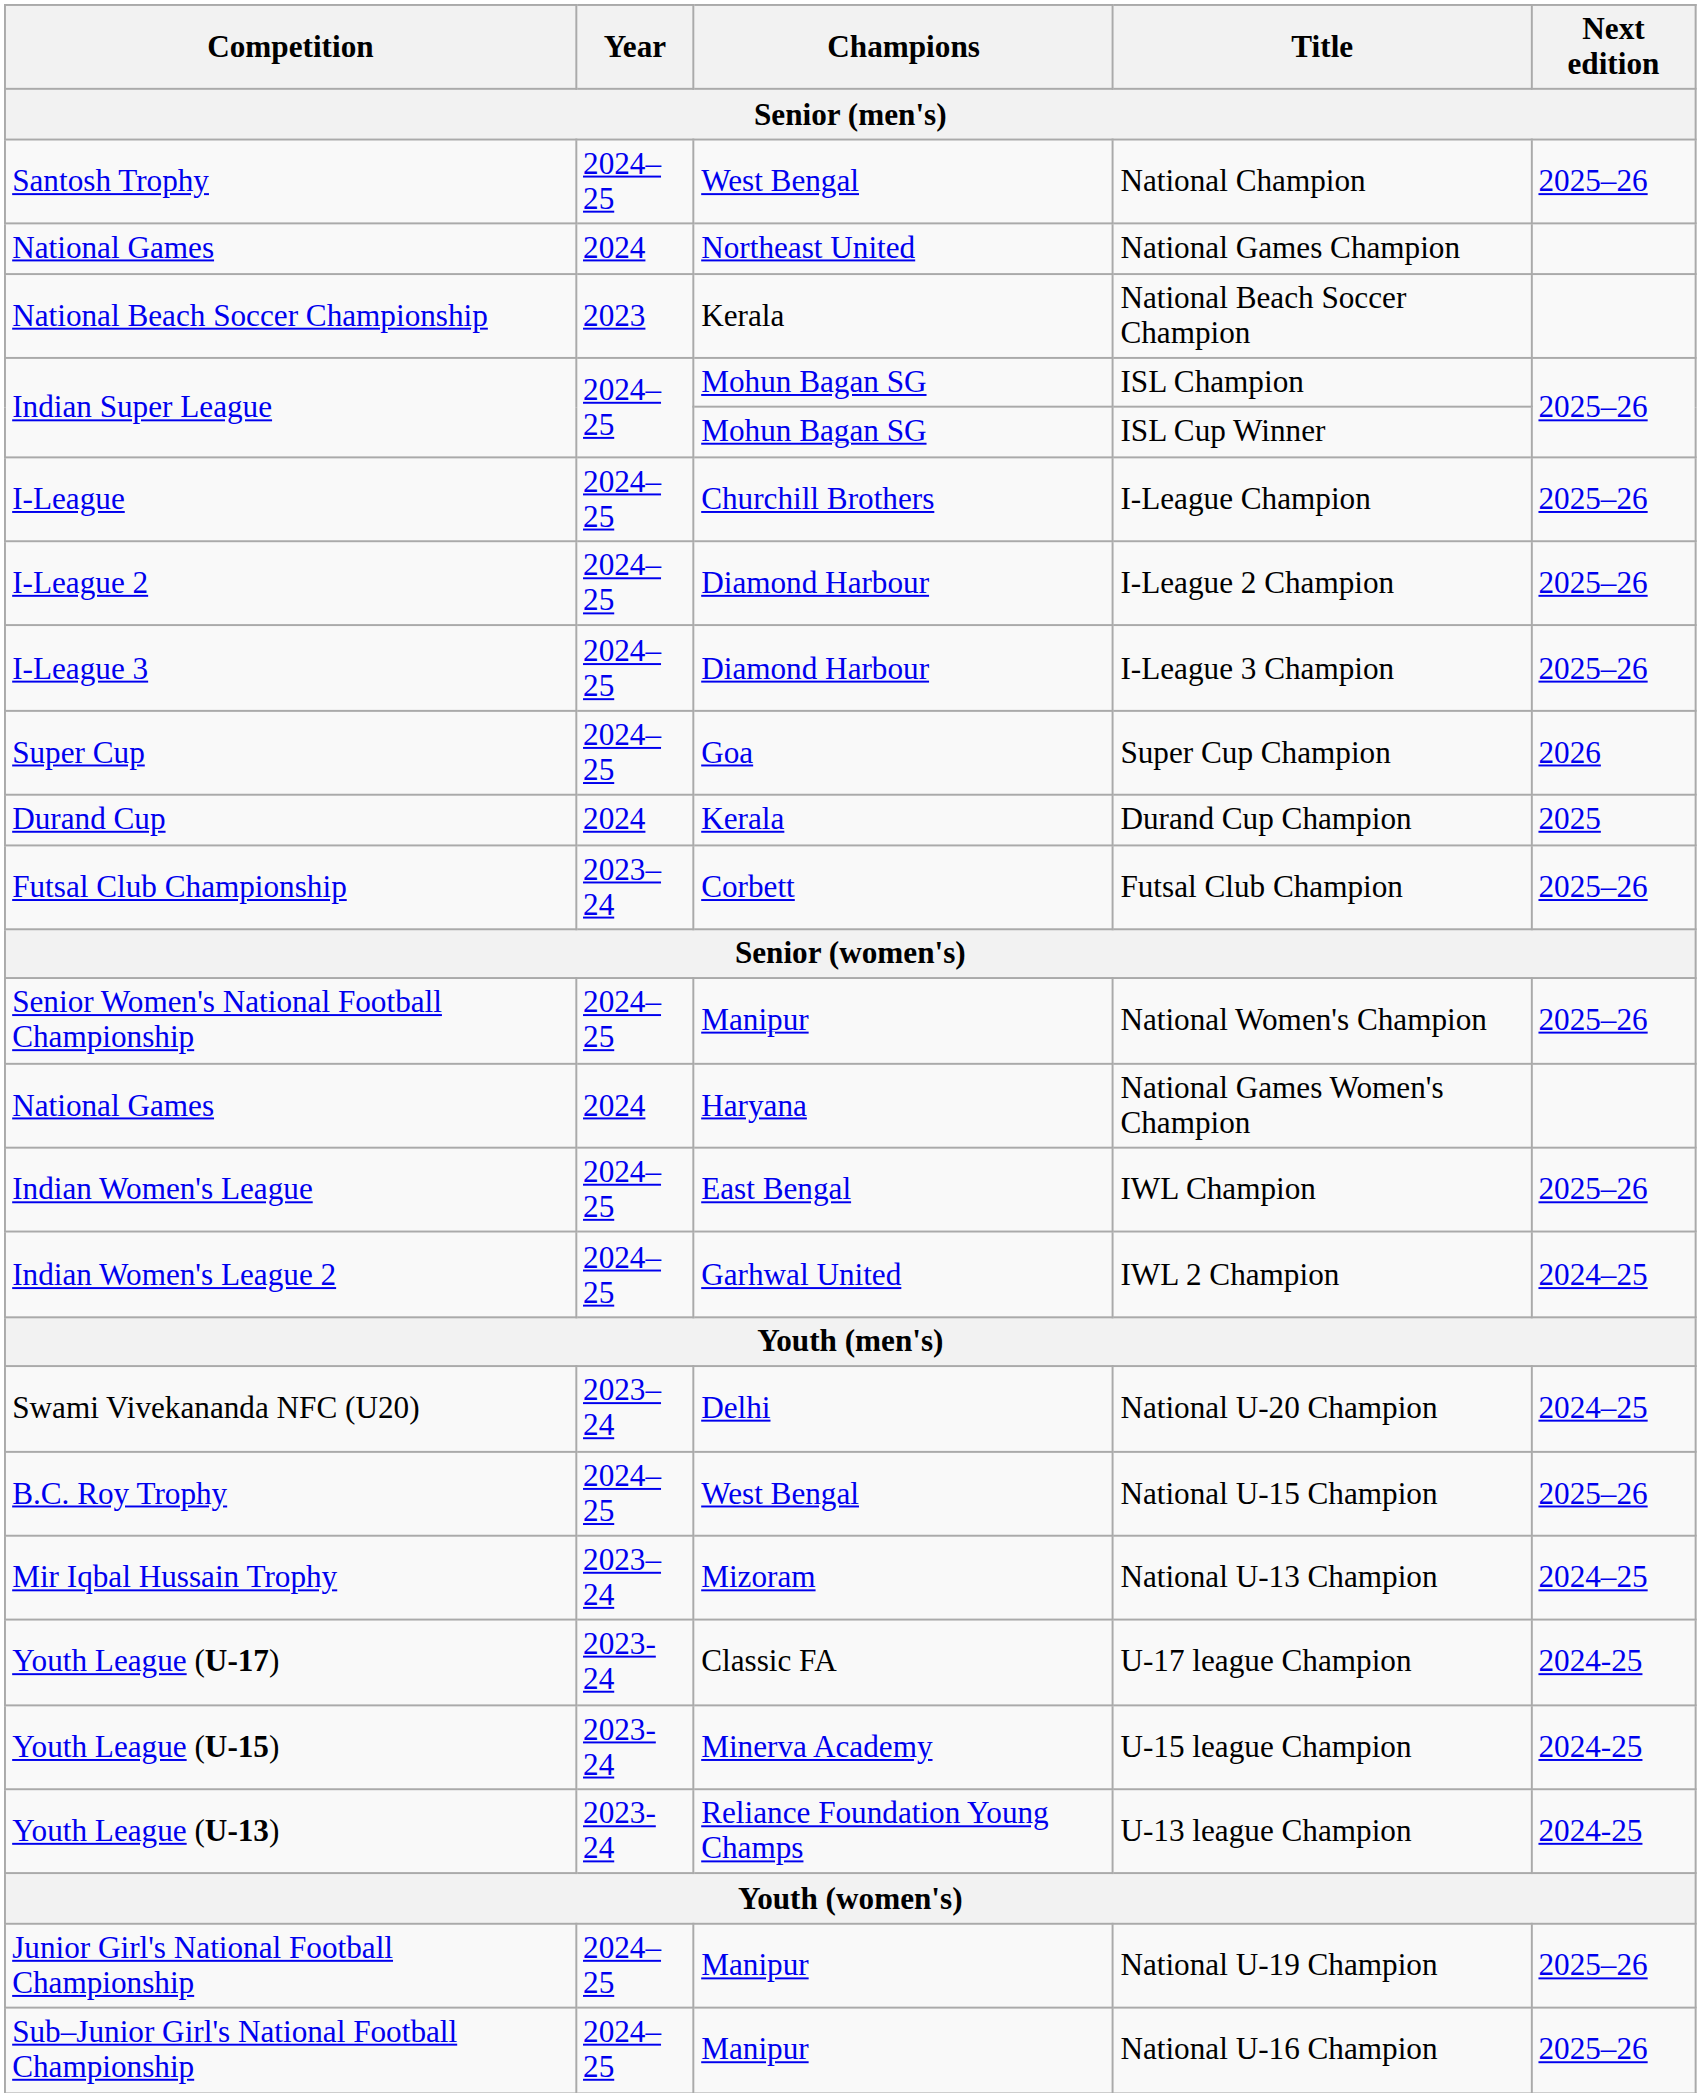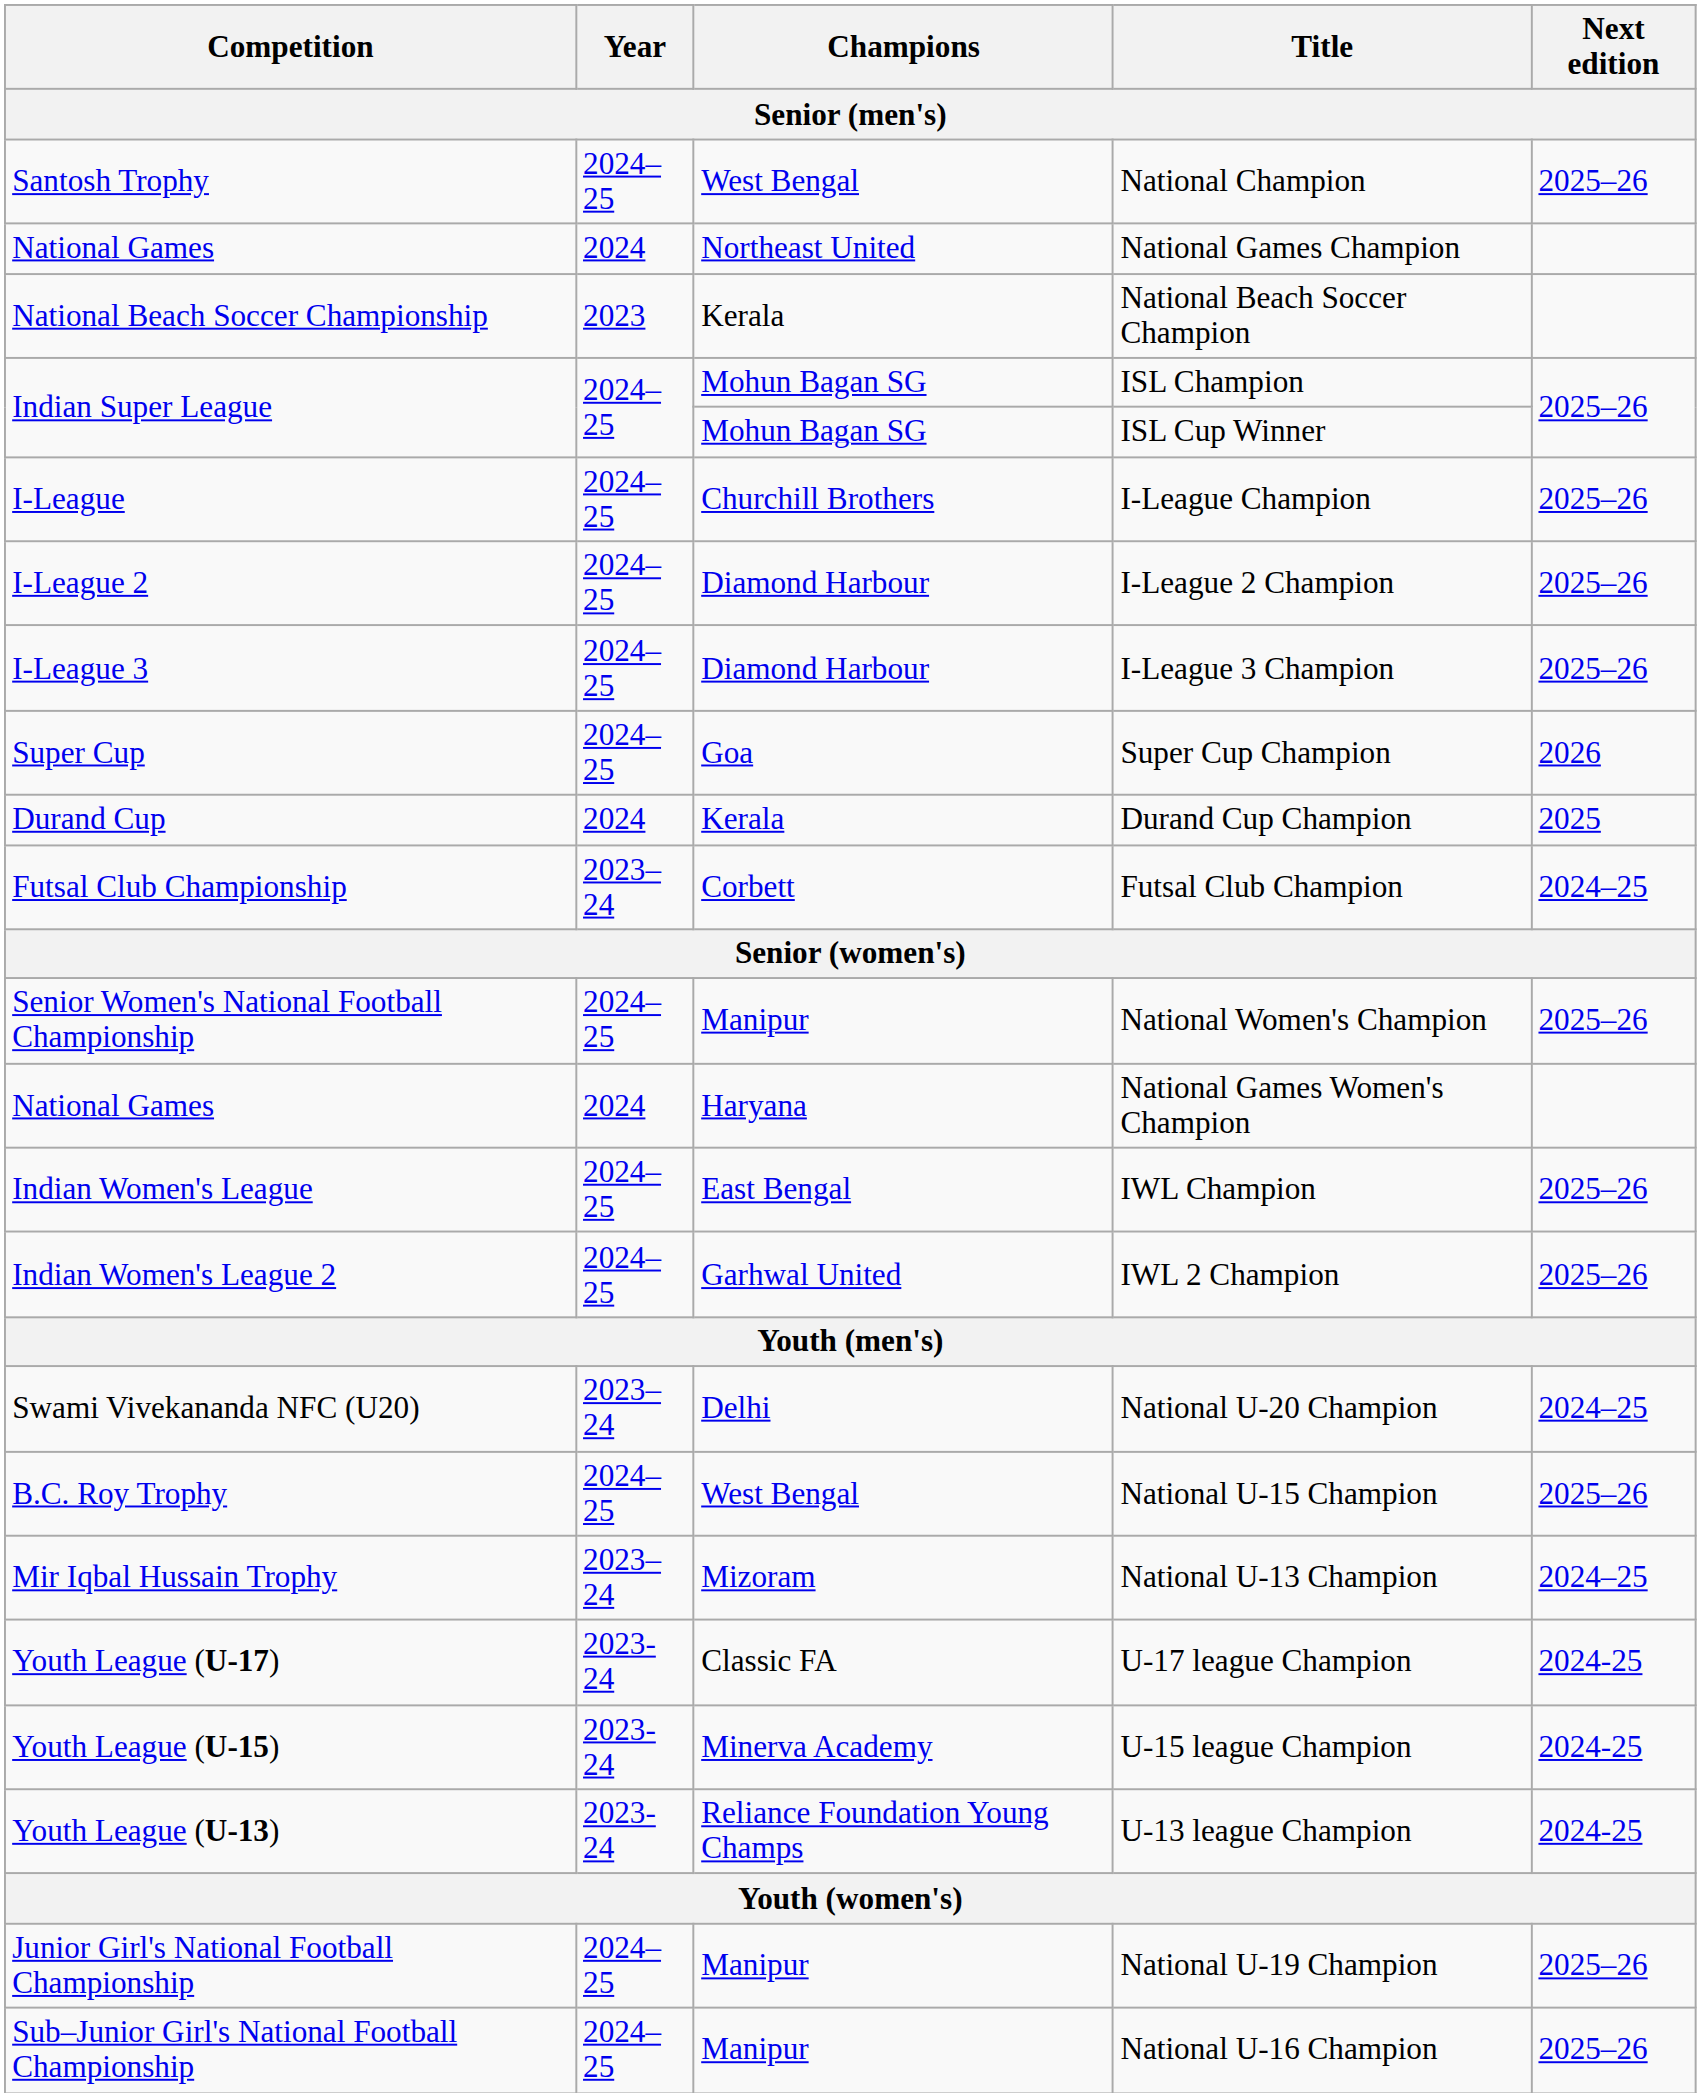(1593, 886) 2025–26 -> (1593, 886) 2024–25
(1593, 1274) 2024–25 -> (1593, 1274) 2025–26
